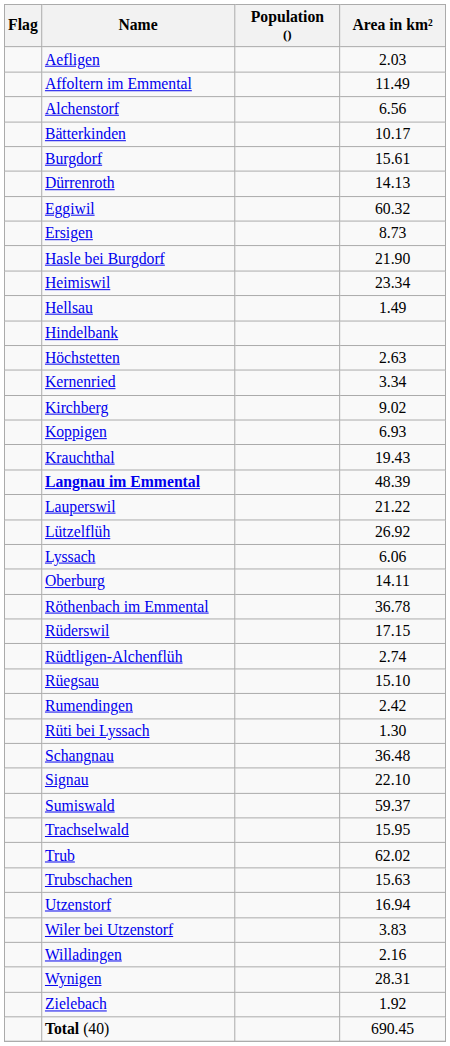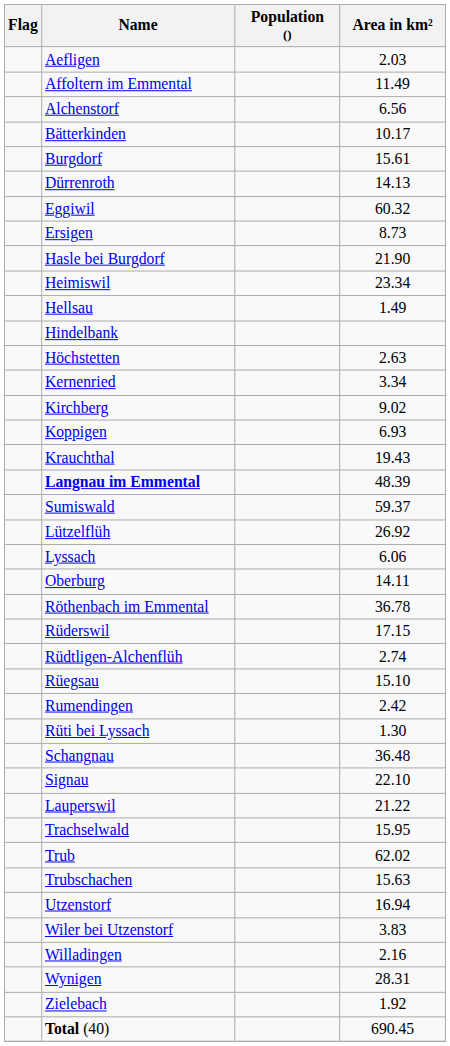rows swapped: (80, 507) <-> (80, 805)
